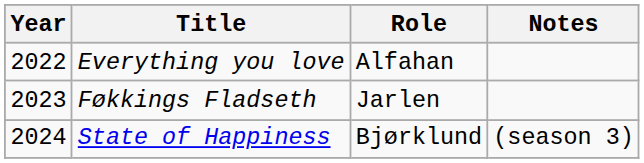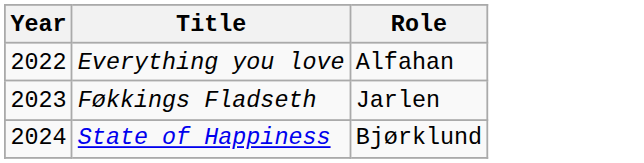- column: (564, 24)
